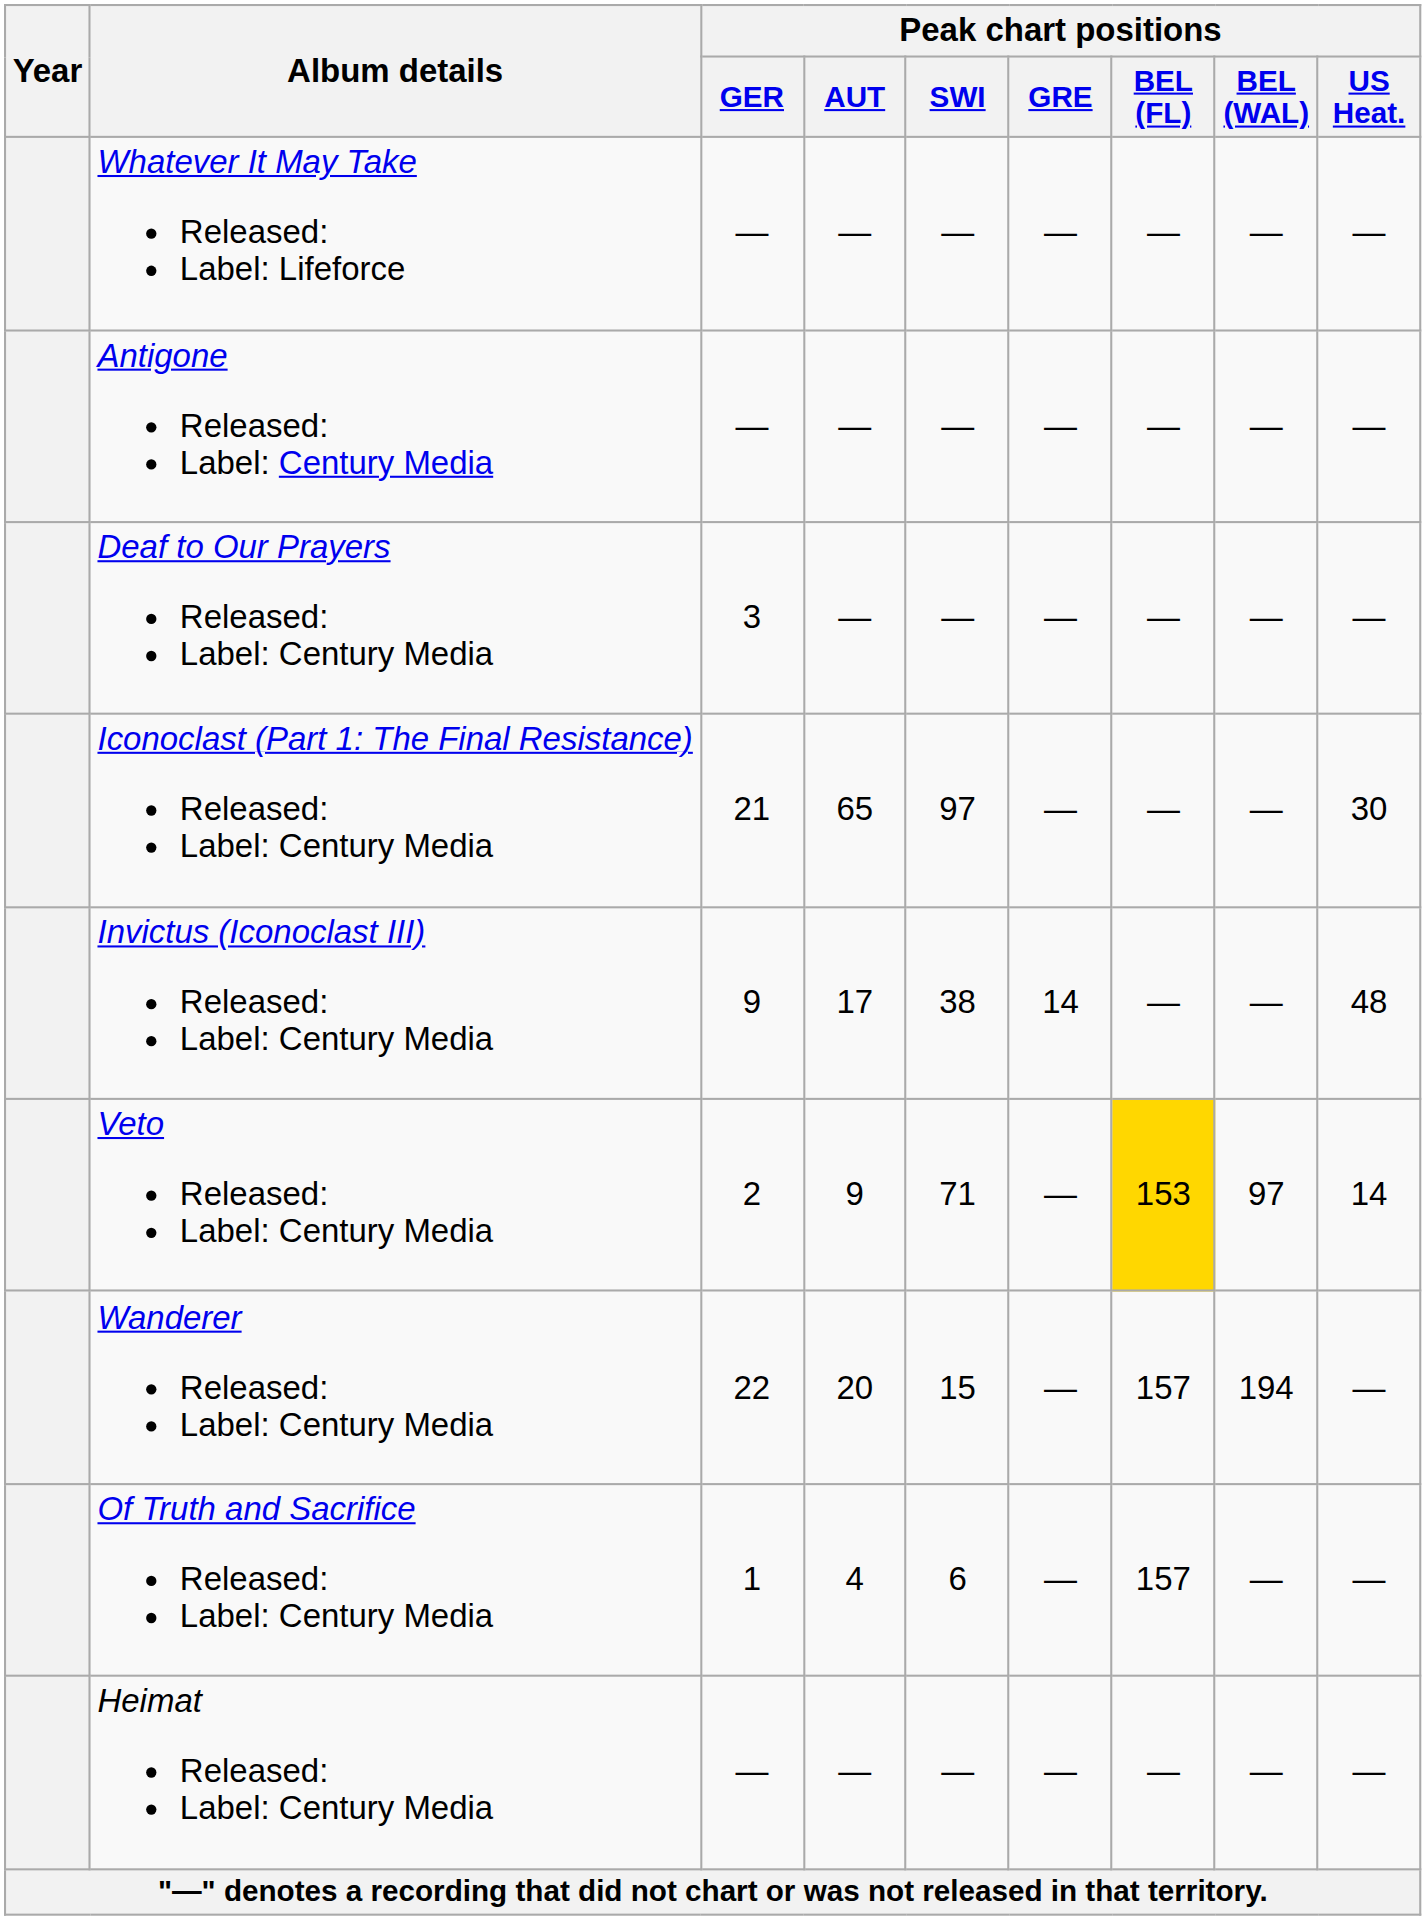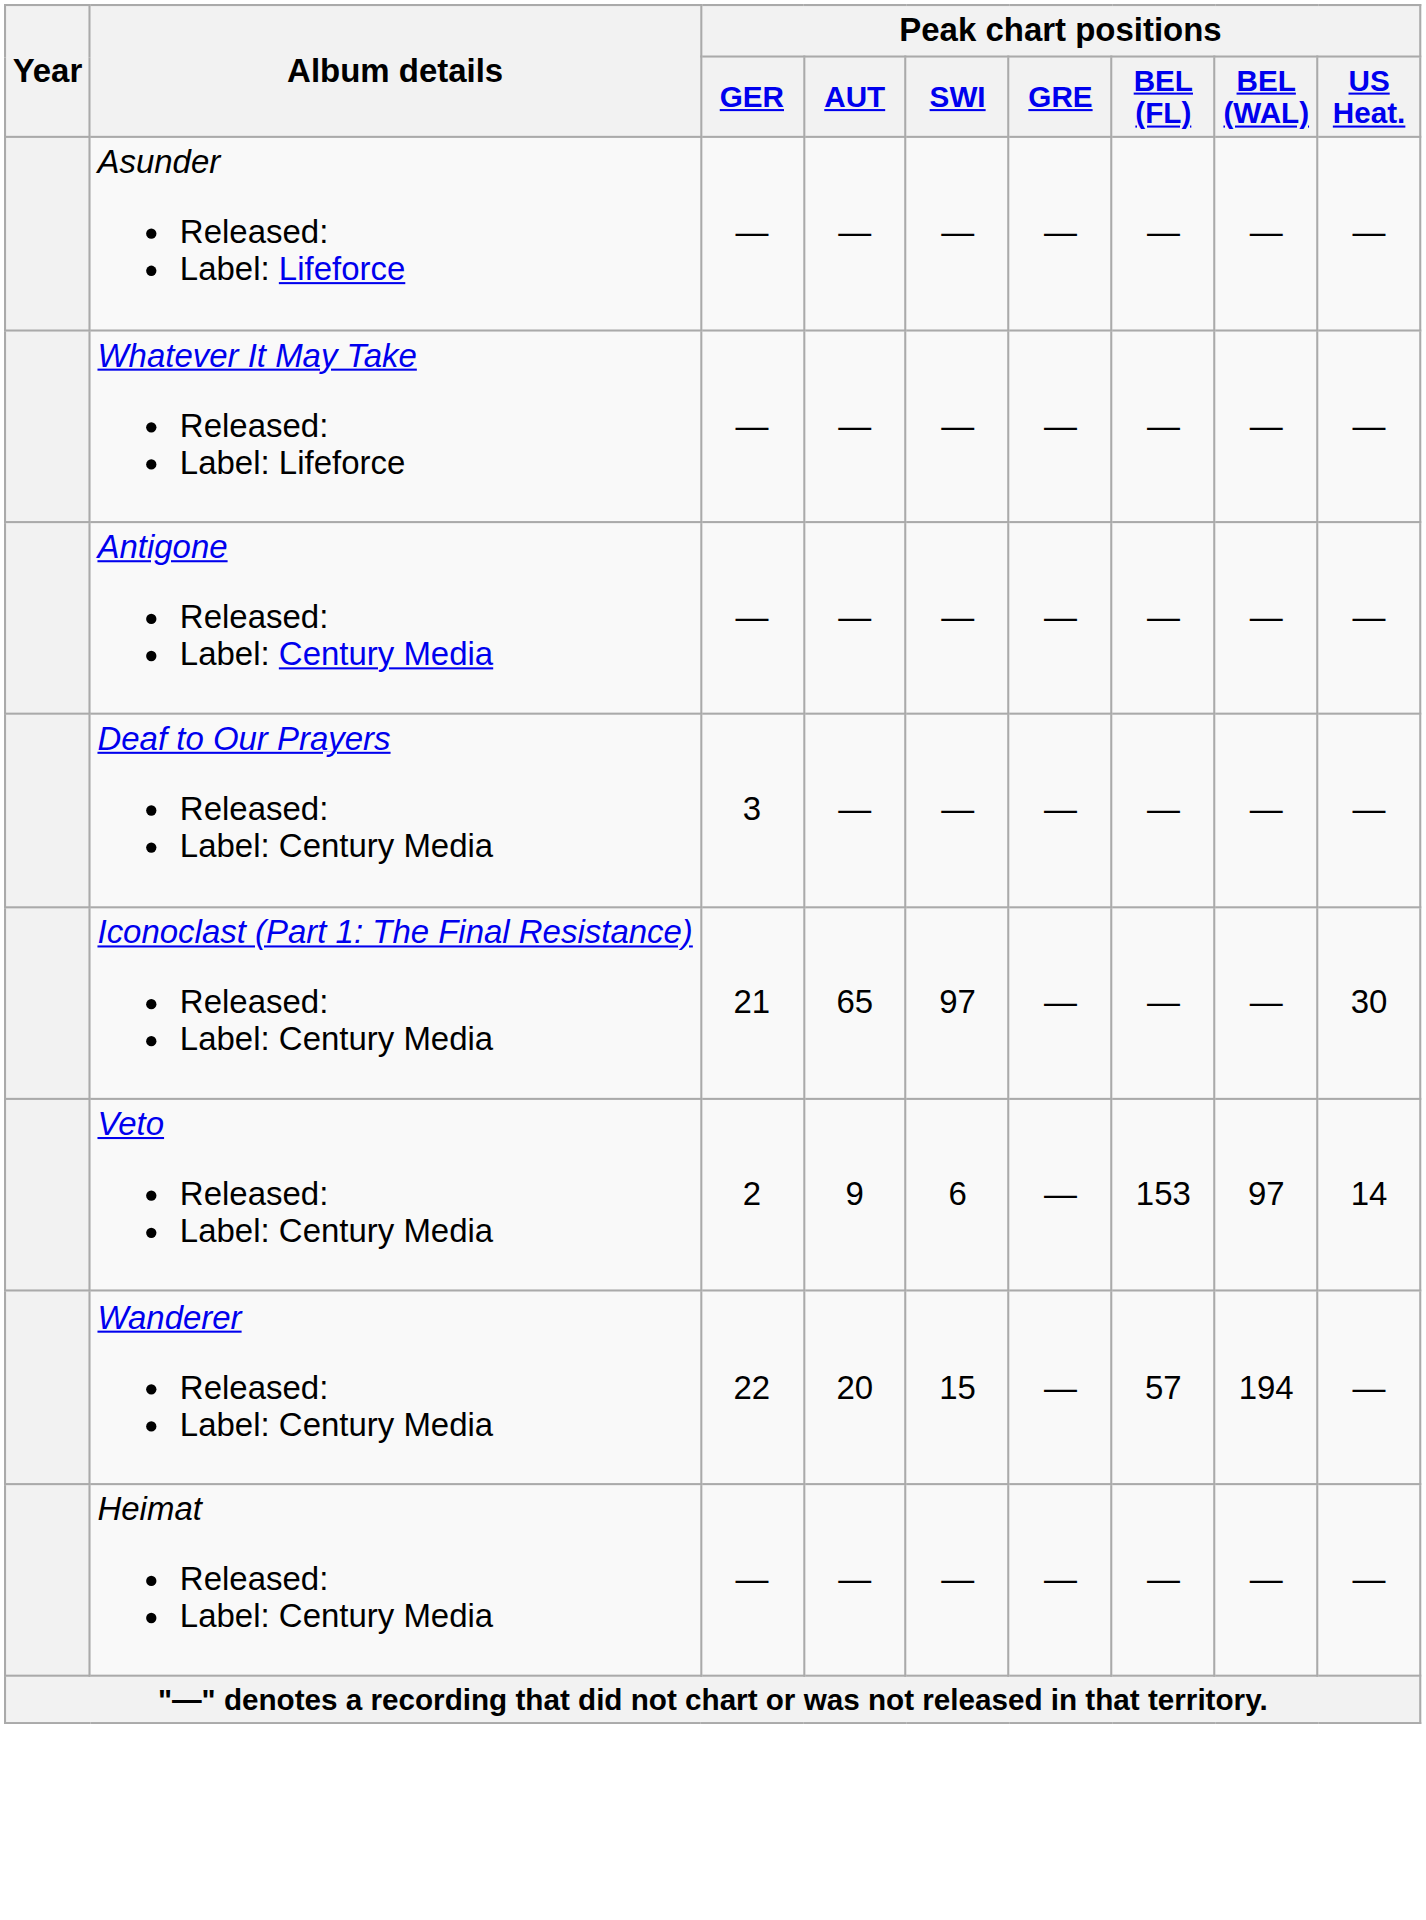+ row: (395, 217)
- row: (395, 986)
(958, 1194) 71 -> (958, 1194) 6
(1163, 1194) gold background -> (1163, 1194) no background
(1163, 1386) 157 -> (1163, 1386) 57
- row: (395, 1563)
